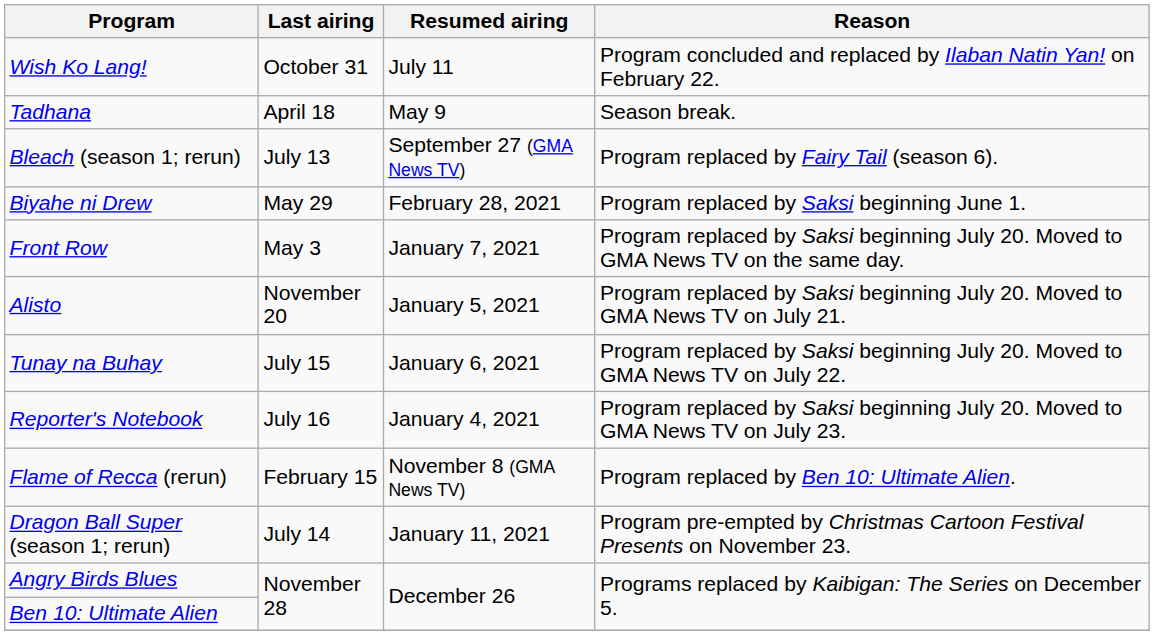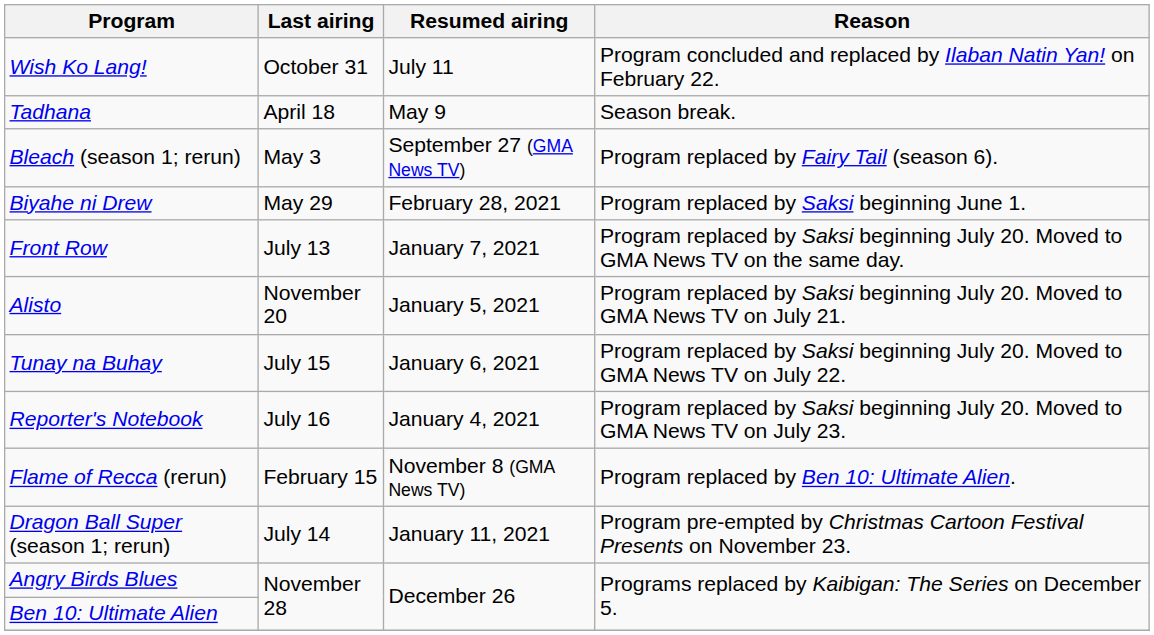(297, 157) July 13 -> (292, 157) May 3
(292, 248) May 3 -> (297, 248) July 13
